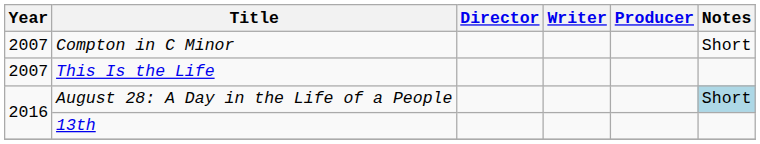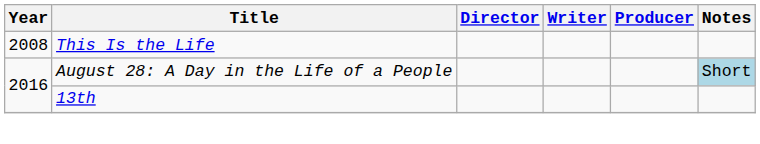- row: (145, 45)
(28, 72) 2007 -> (28, 45) 2008
